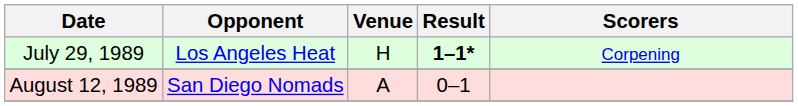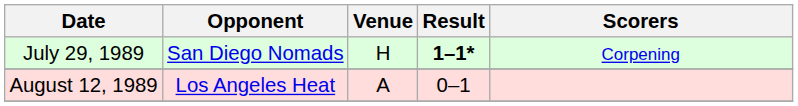(255, 53) Los Angeles Heat -> (255, 53) San Diego Nomads
(255, 85) San Diego Nomads -> (255, 85) Los Angeles Heat
